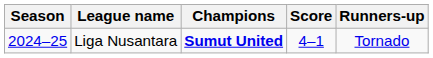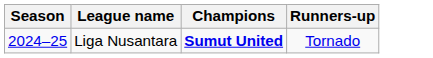- column: (311, 16)
